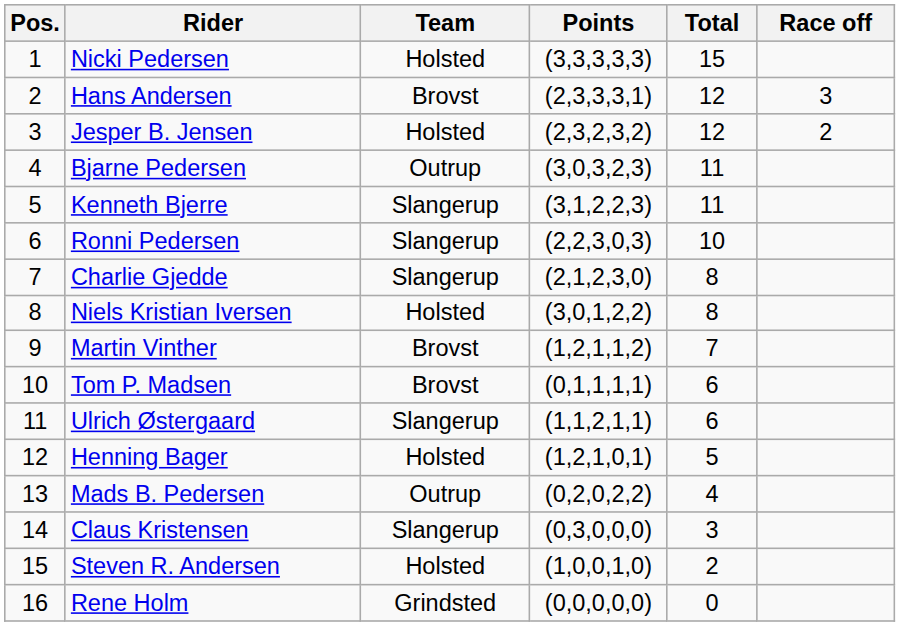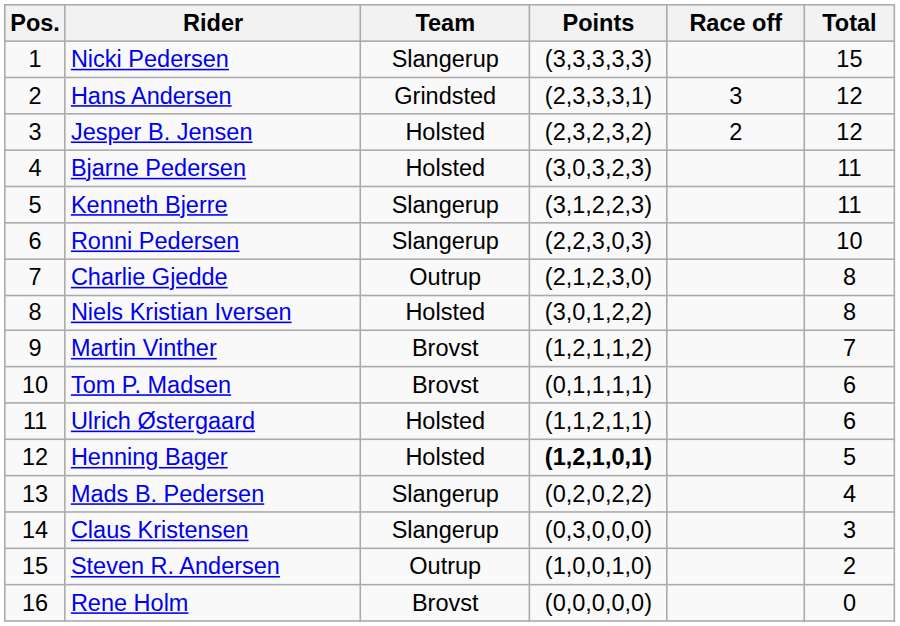columns swapped: (712, 23) <-> (826, 23)
(445, 59) Holsted -> (445, 59) Slangerup
(445, 95) Brovst -> (445, 95) Grindsted
(445, 168) Outrup -> (445, 168) Holsted
(445, 276) Slangerup -> (445, 276) Outrup
(445, 421) Slangerup -> (445, 421) Holsted
(598, 458) normal -> (598, 458) bold
(445, 494) Outrup -> (445, 494) Slangerup
(445, 566) Holsted -> (445, 566) Outrup
(445, 603) Grindsted -> (445, 603) Brovst
